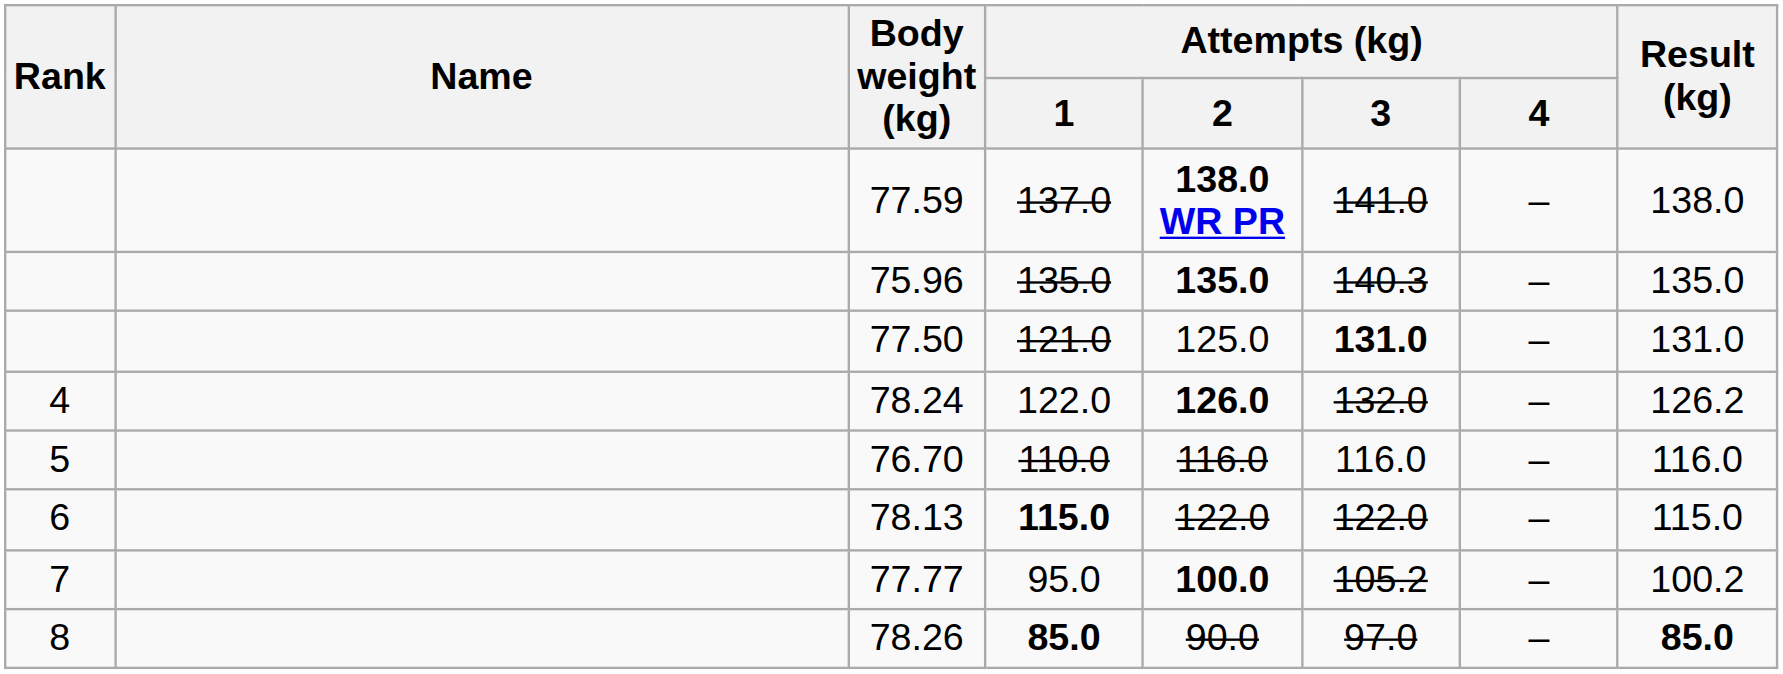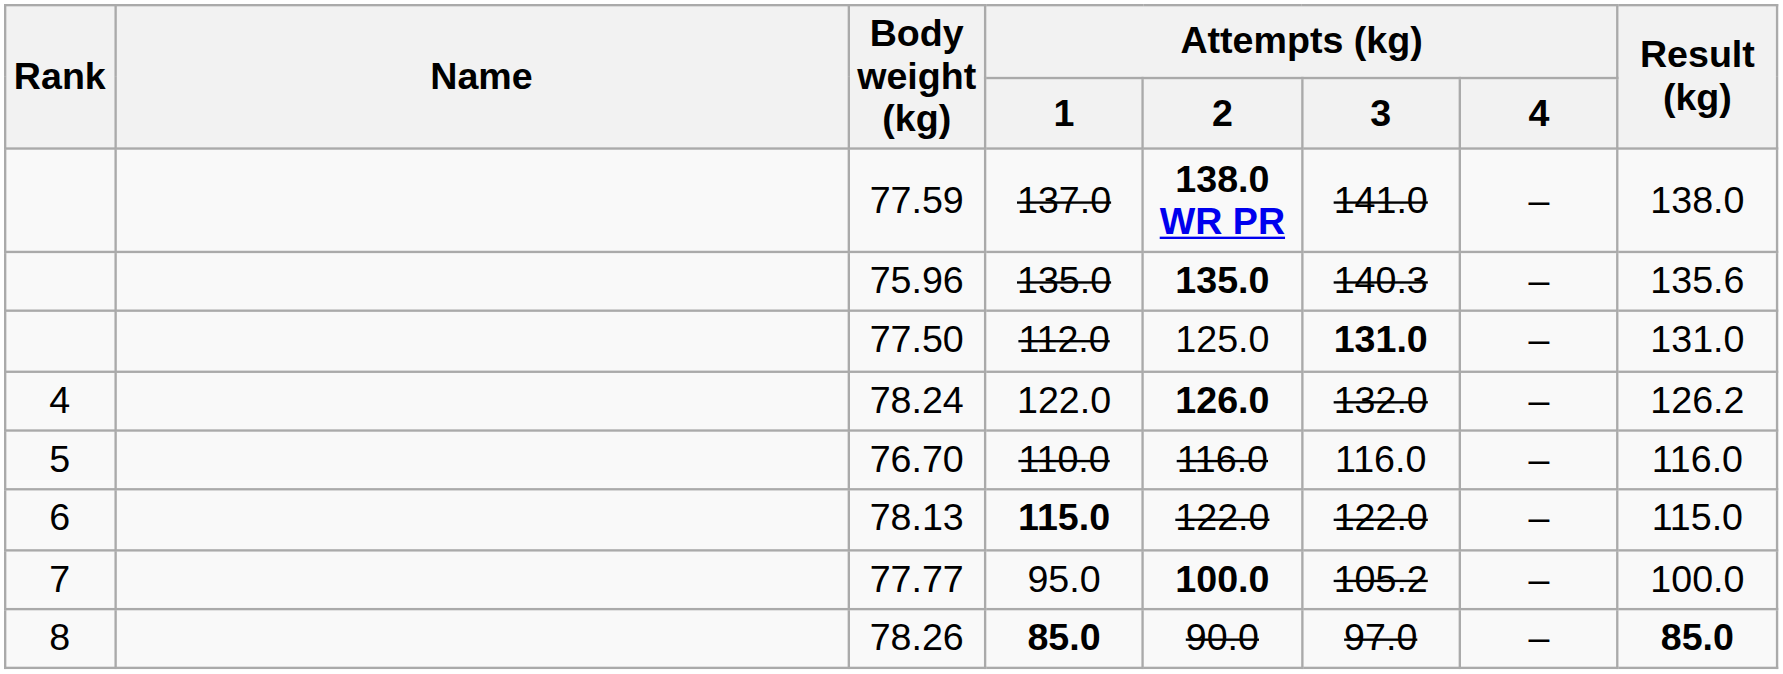(1697, 280) 135.0 -> (1697, 280) 135.6
(1064, 340) 121.0 -> (1064, 340) 112.0
(1697, 578) 100.2 -> (1697, 578) 100.0
